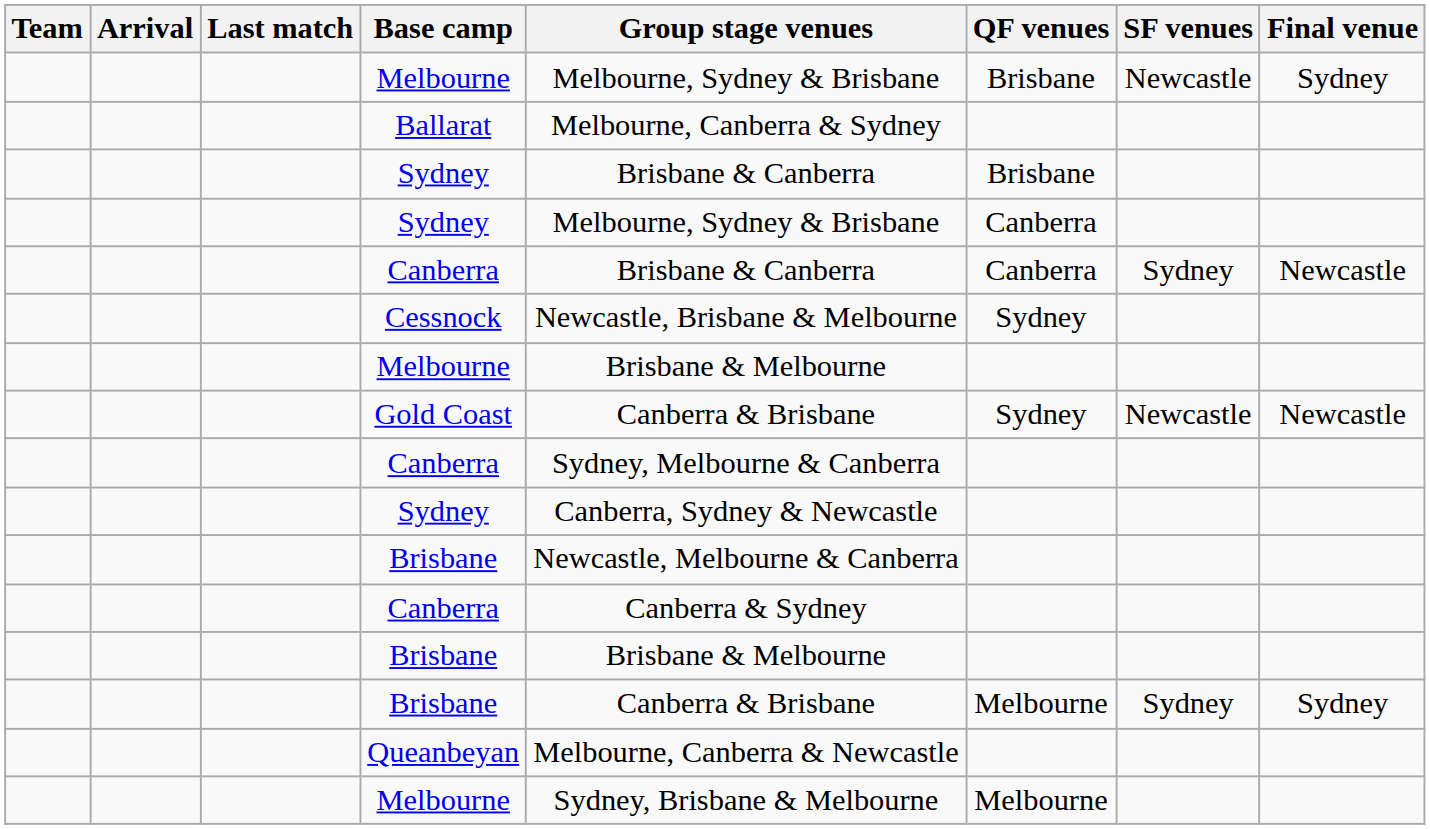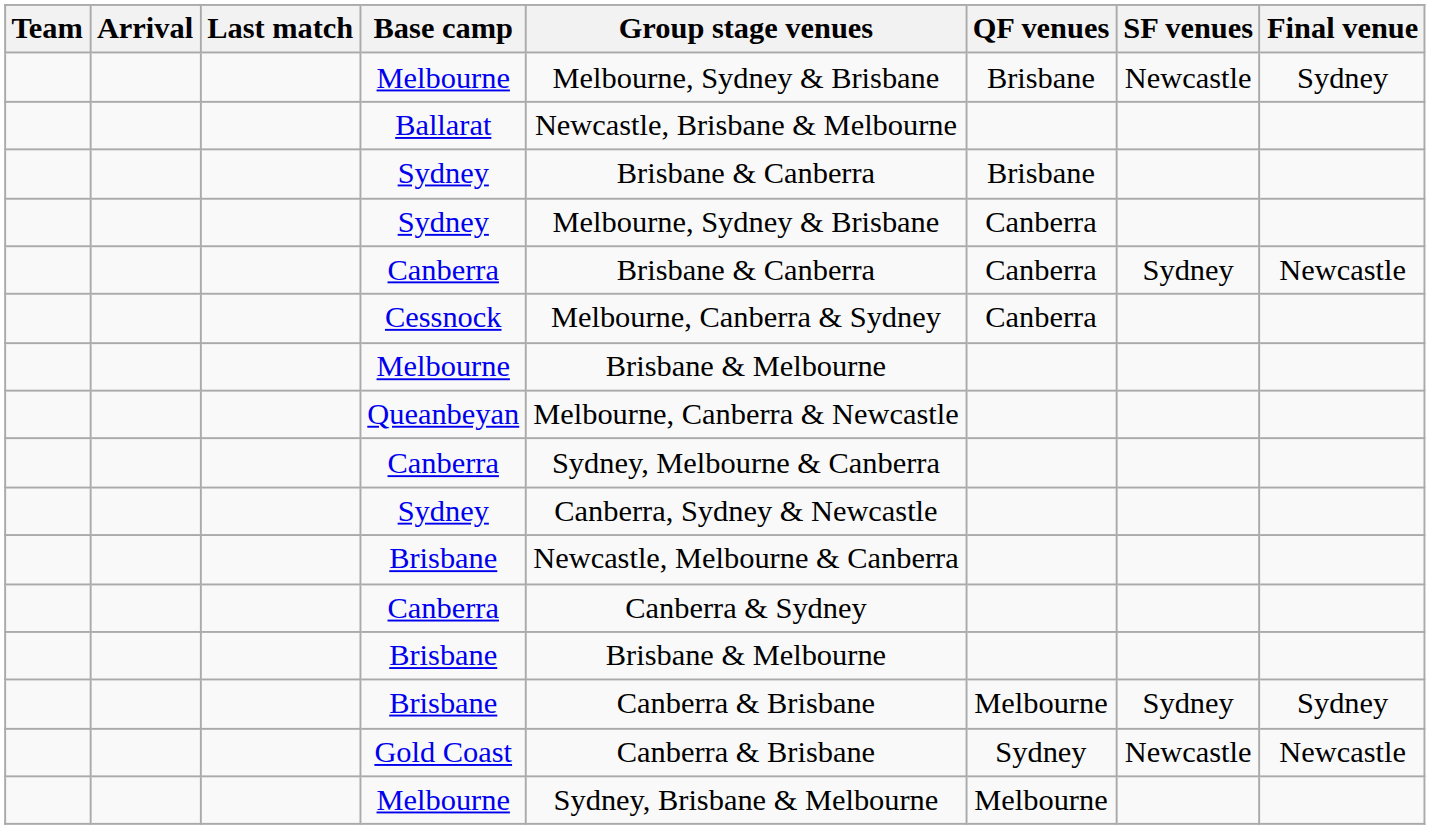(746, 125) Melbourne, Canberra & Sydney -> (746, 125) Newcastle, Brisbane & Melbourne
(746, 317) Newcastle, Brisbane & Melbourne -> (746, 317) Melbourne, Canberra & Sydney
(1041, 317) Sydney -> (1041, 317) Canberra
rows swapped: (47, 752) <-> (47, 415)
